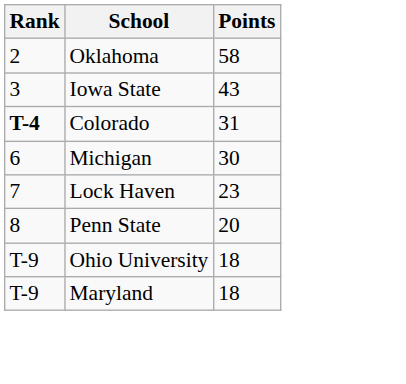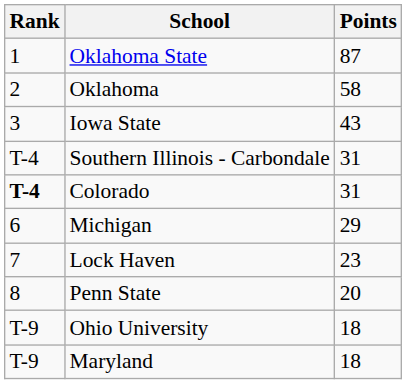+ row: (138, 55)
+ row: (200, 157)
(229, 157) 30 -> (350, 225) 29
